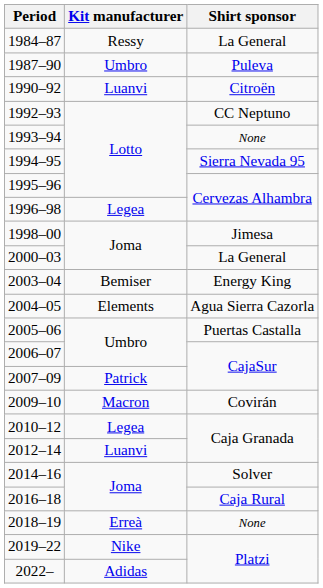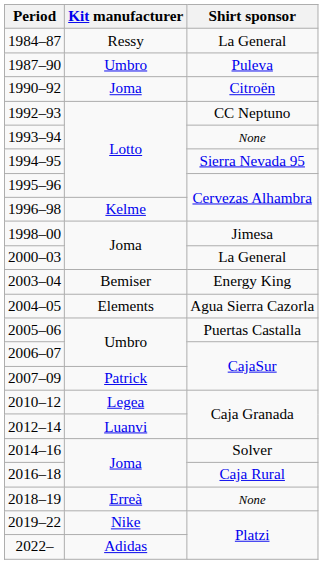(126, 88) Luanvi -> (126, 88) Joma
(126, 209) Legea -> (126, 209) Kelme
- row: (35, 402)
